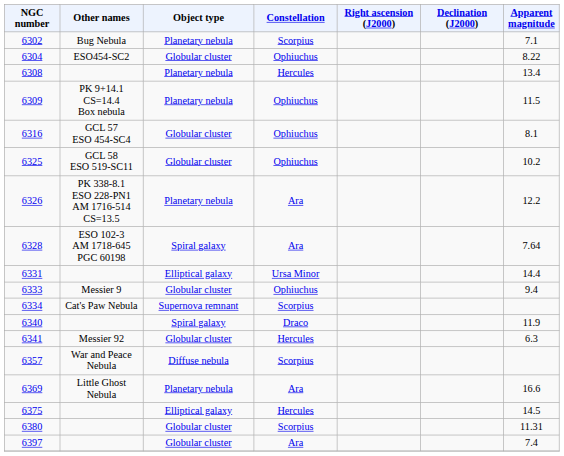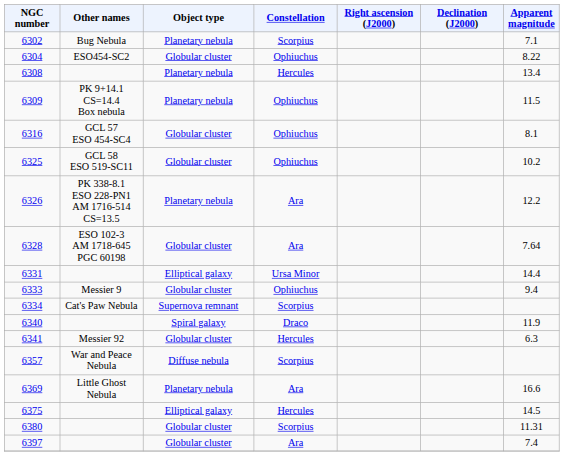(199, 246) Spiral galaxy -> (199, 246) Globular cluster
